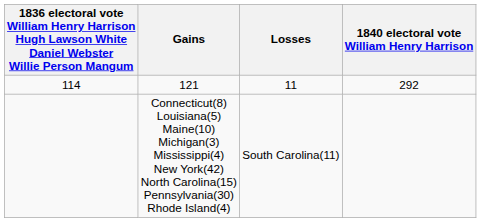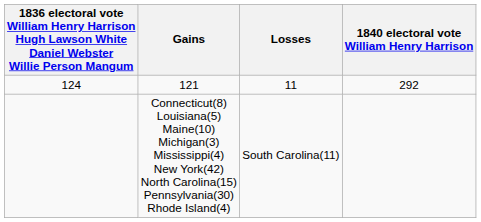(71, 84) 114 -> (71, 84) 124
